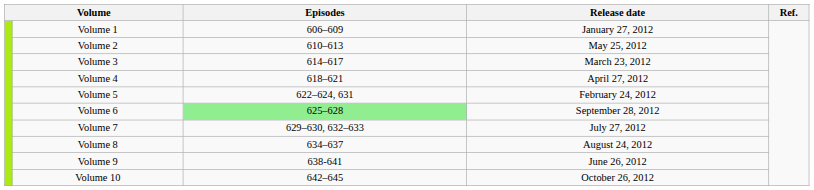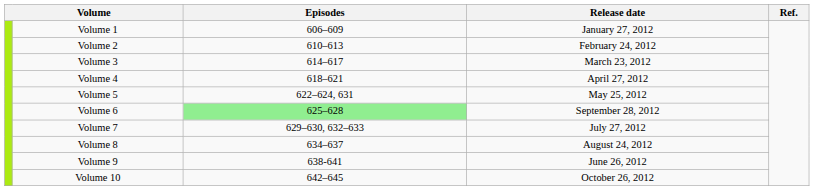(618, 45) May 25, 2012 -> (618, 45) February 24, 2012
(618, 95) February 24, 2012 -> (618, 95) May 25, 2012
